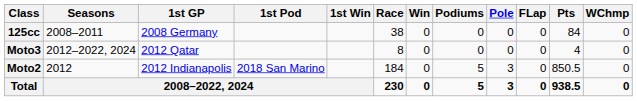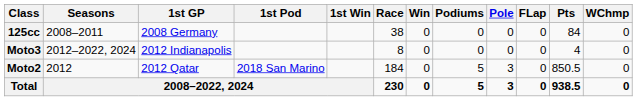(170, 50) 2012 Qatar -> (186, 50) 2012 Indianapolis
(186, 68) 2012 Indianapolis -> (170, 68) 2012 Qatar
